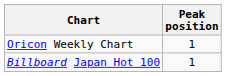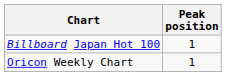rows swapped: (70, 44) <-> (84, 62)
